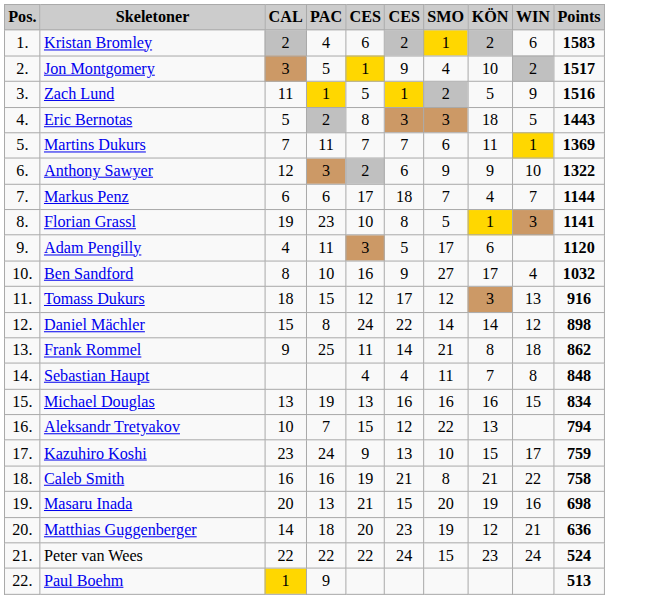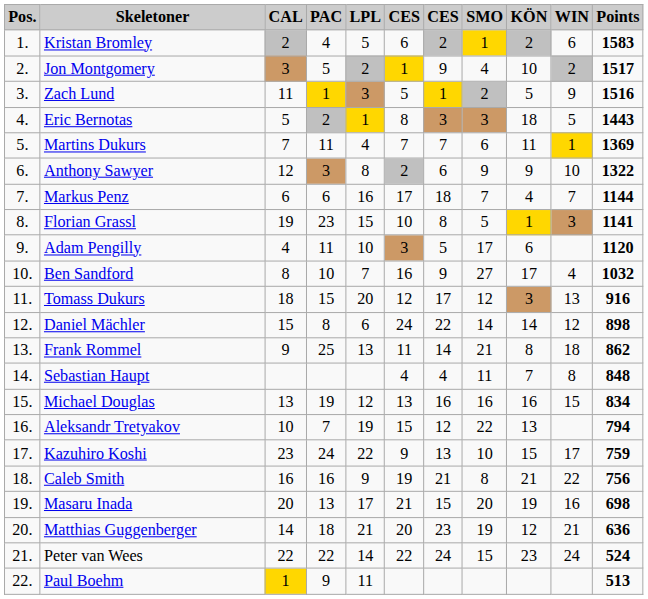+ column: (365, 17)
(579, 478) 758 -> (618, 478) 756
